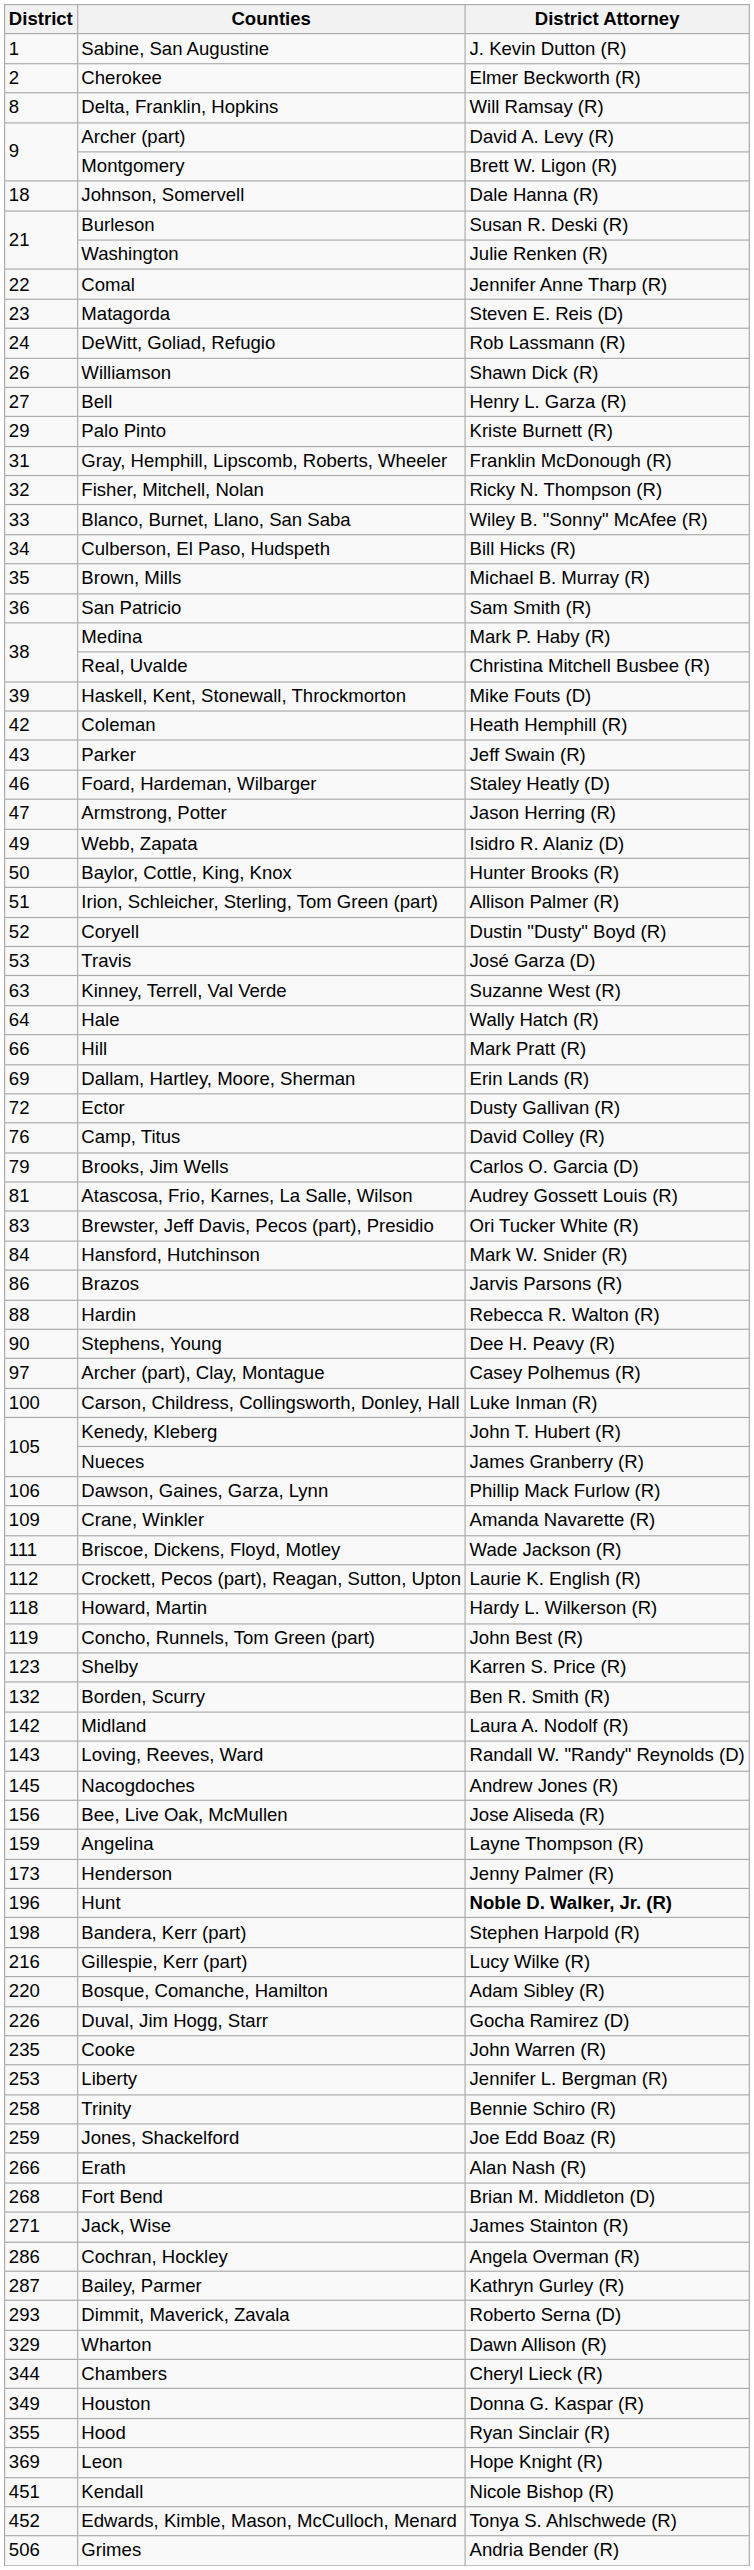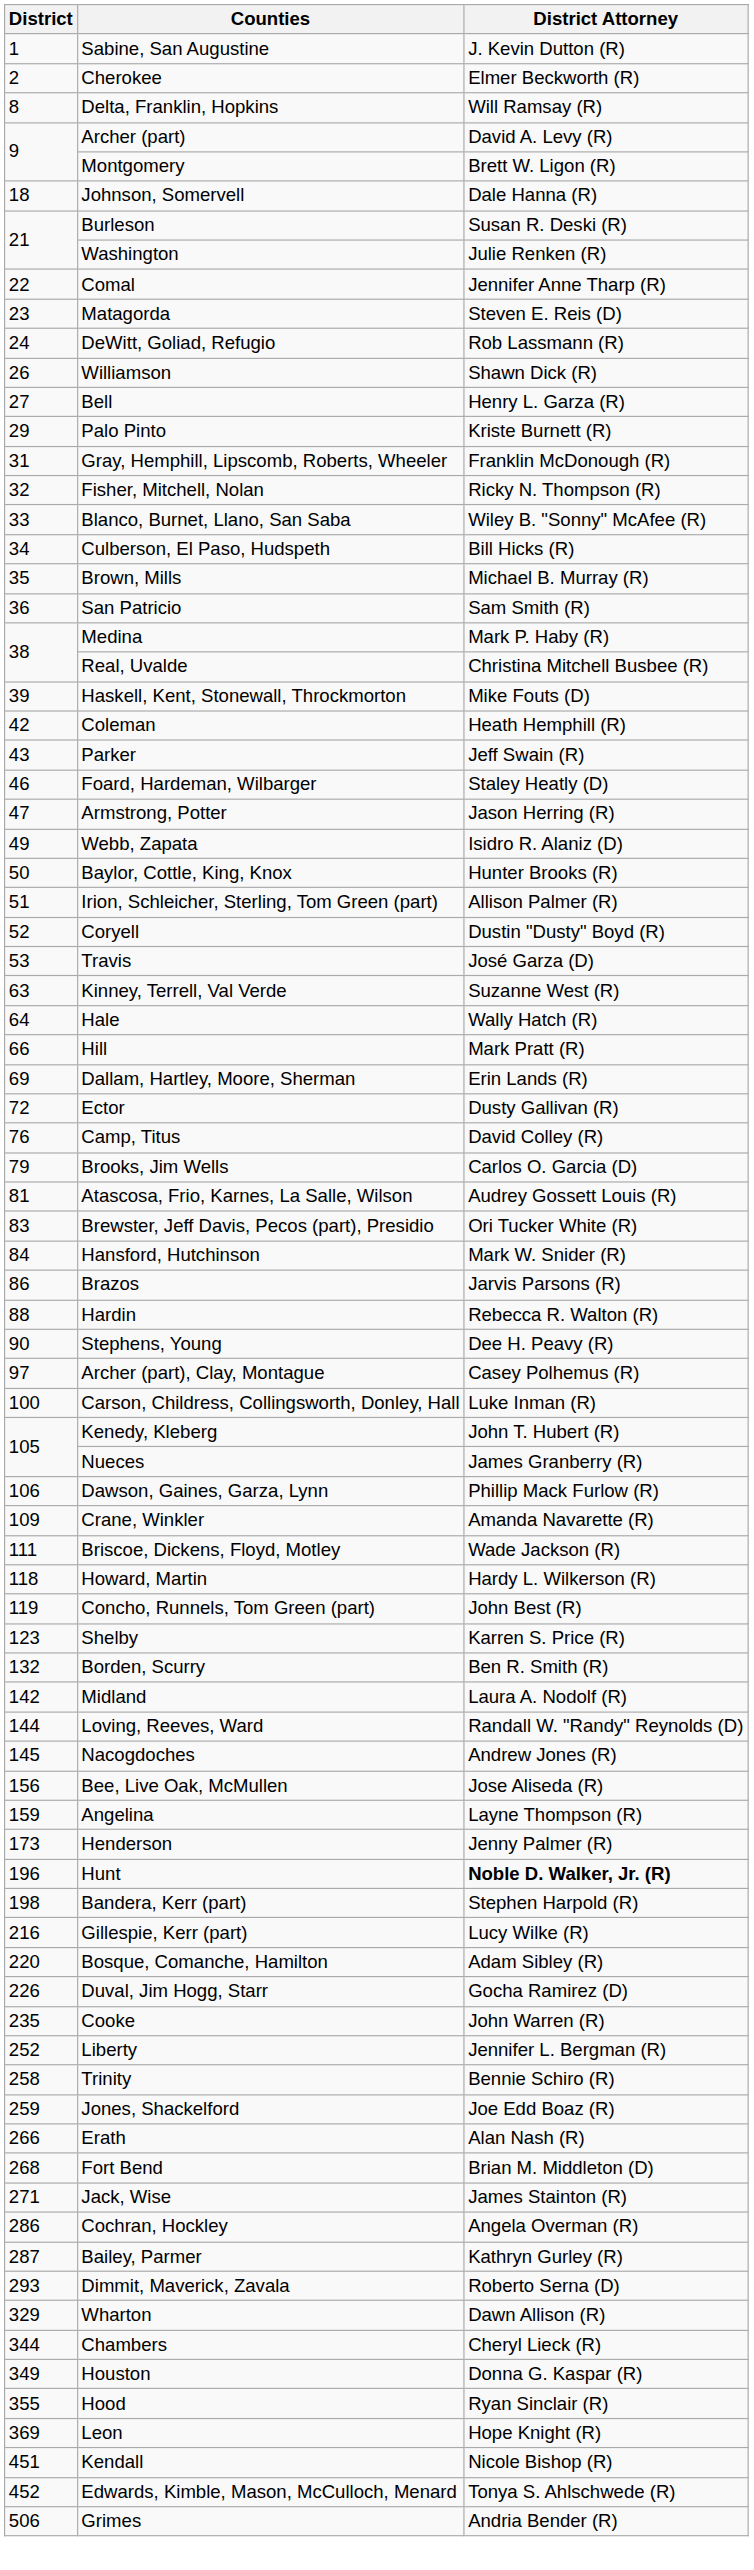- row: (271, 1579)
(24, 1755) 143 -> (24, 1726) 144
(24, 2079) 253 -> (24, 2050) 252
